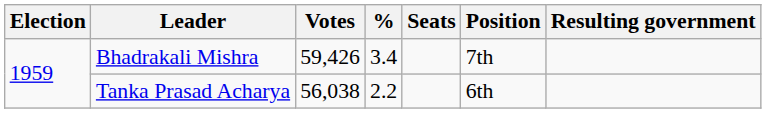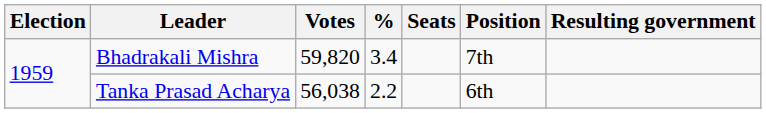(330, 56) 59,426 -> (330, 56) 59,820
